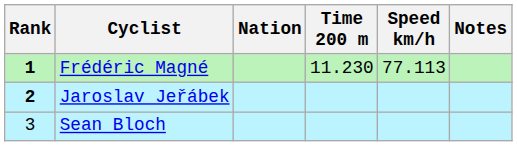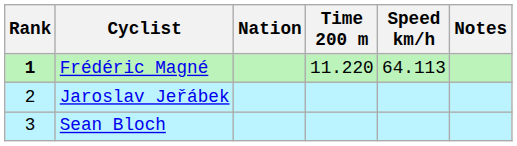(342, 68) 11.230 -> (342, 68) 11.220
(414, 68) 77.113 -> (414, 68) 64.113
(30, 97) bold -> (30, 97) normal
